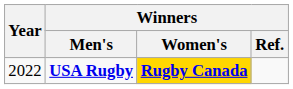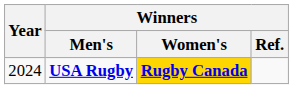(25, 70) 2022 -> (25, 70) 2024
